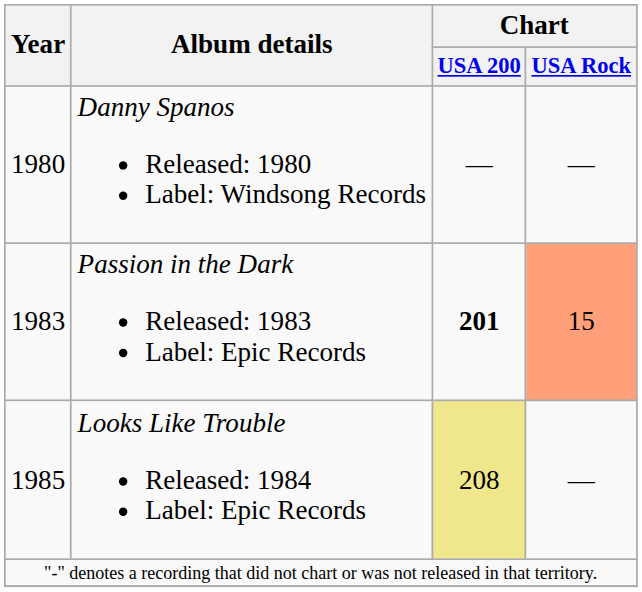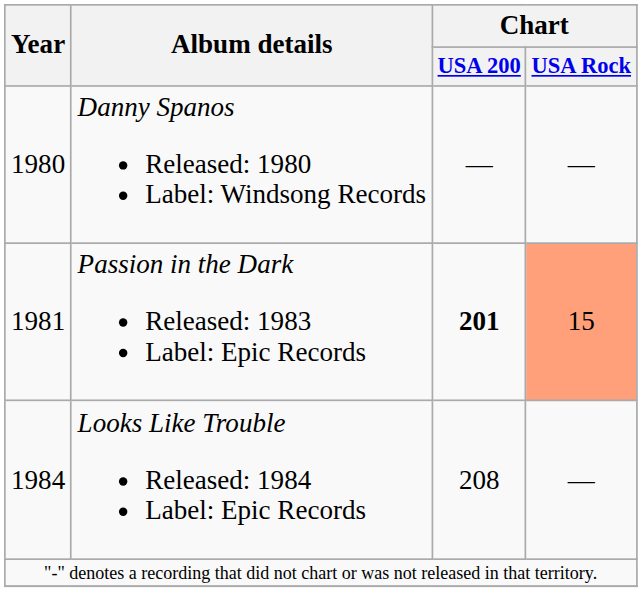(38, 321) 1983 -> (38, 321) 1981
(38, 479) 1985 -> (38, 479) 1984
(479, 479) khaki background -> (479, 479) no background
